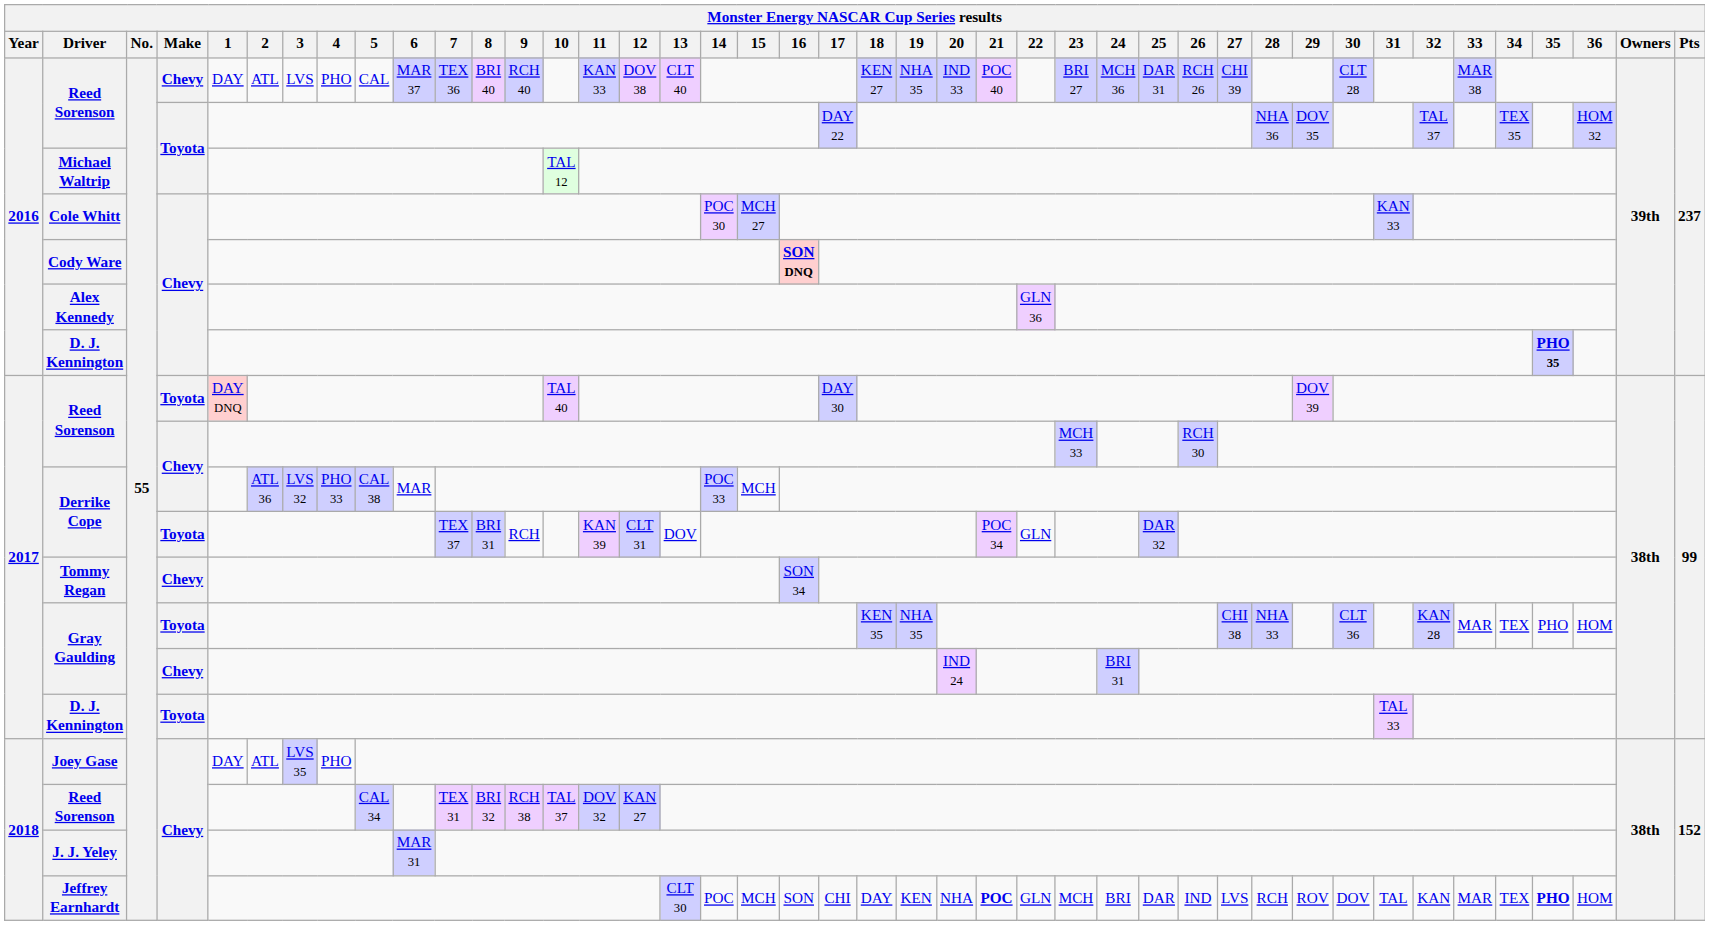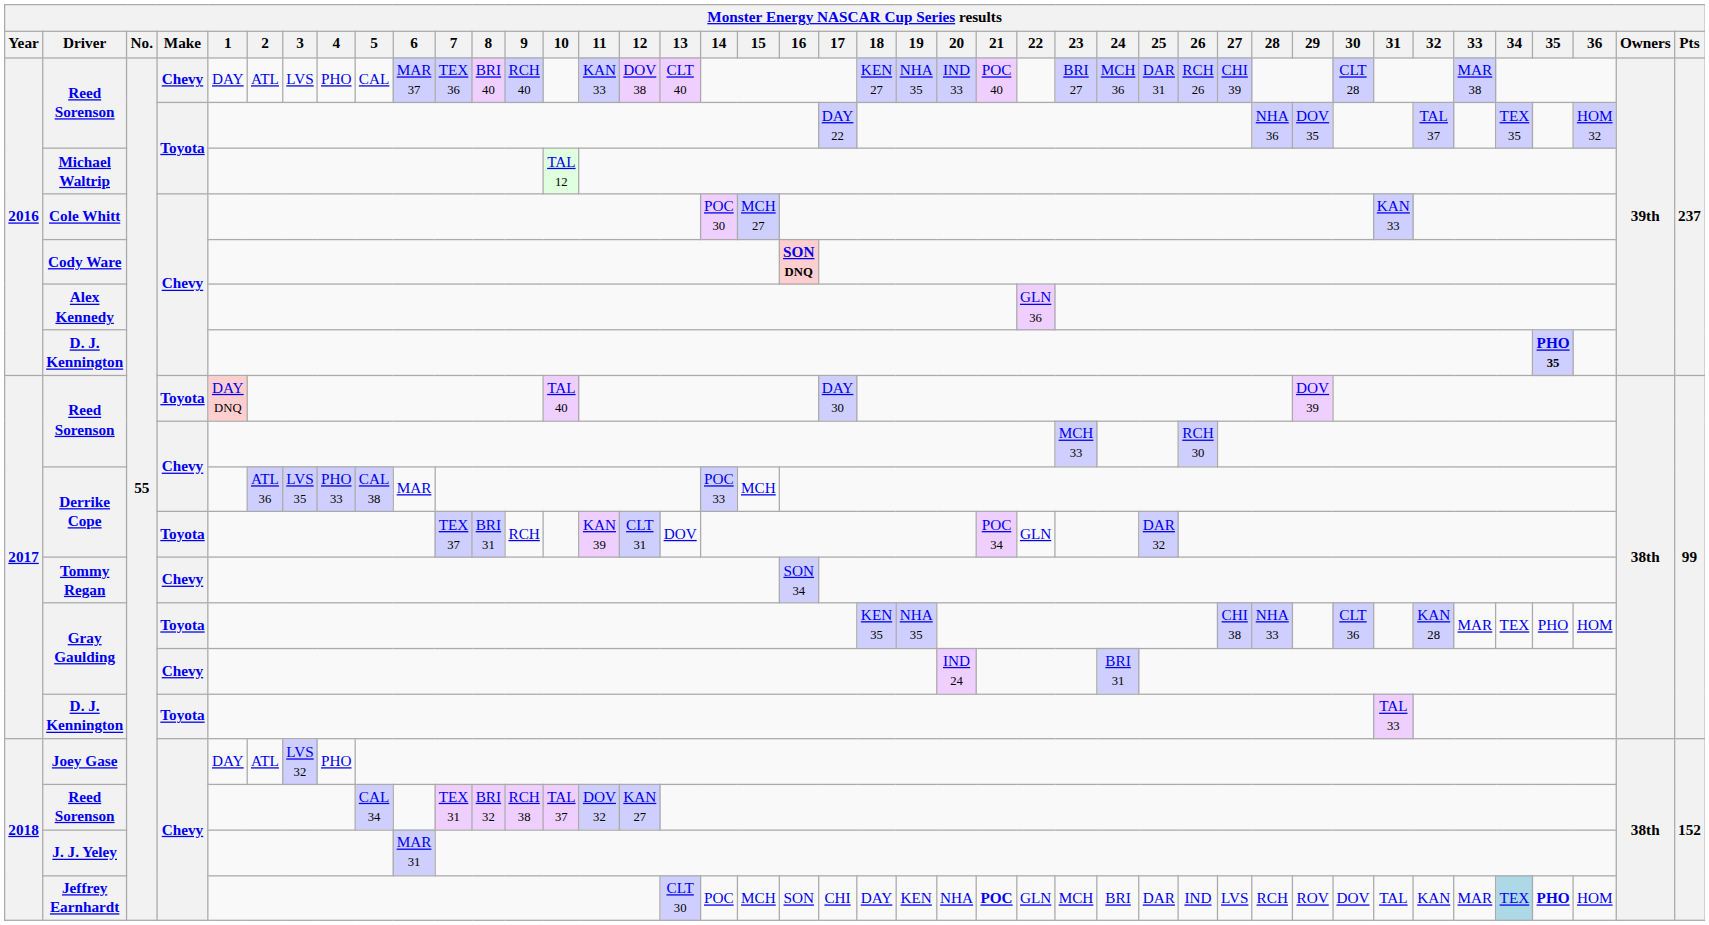(300, 488) LVS 32 -> (300, 488) LVS 35
(300, 761) LVS 35 -> (300, 761) LVS 32
(1514, 897) no background -> (1514, 897) lightblue background
